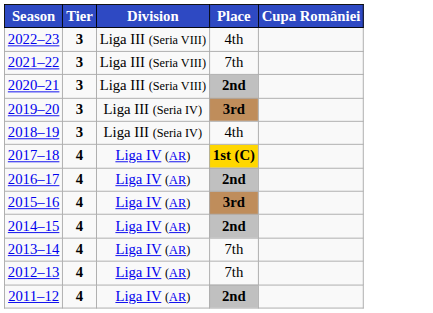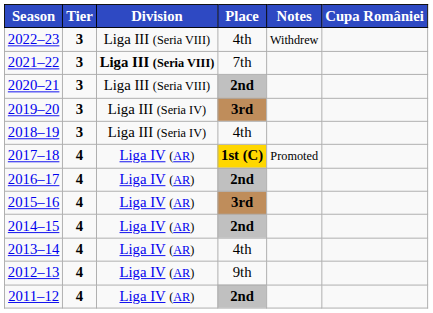+ column: (294, 16)
(153, 62) normal -> (157, 62) bold
(234, 249) 7th -> (242, 249) 4th
(234, 272) 7th -> (242, 272) 9th
